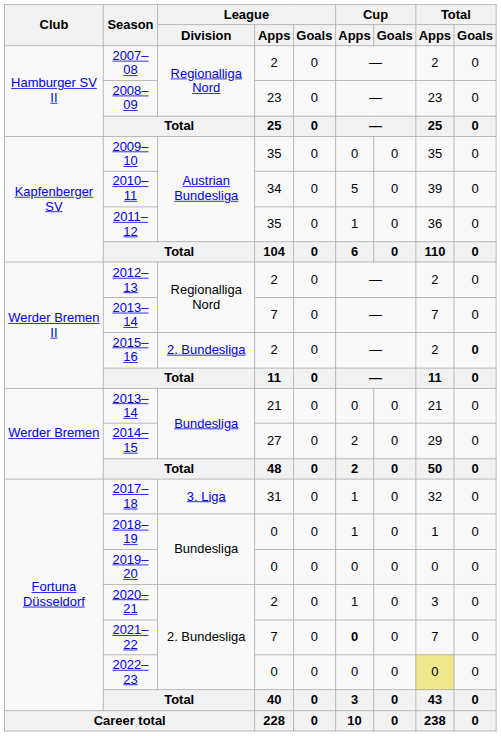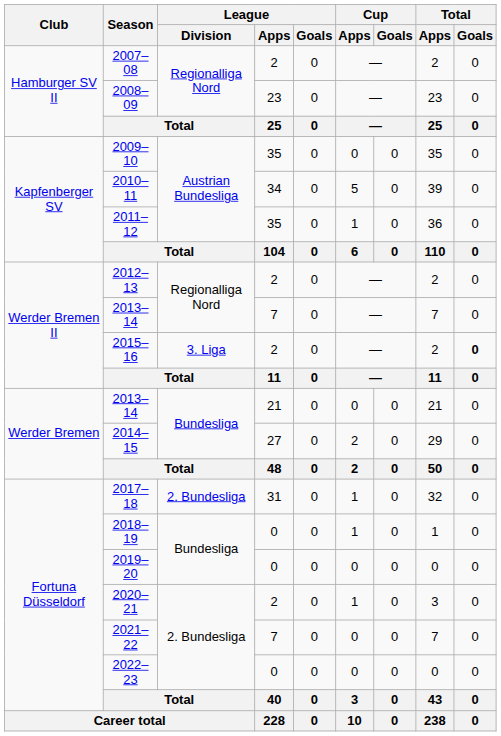(206, 350) 2. Bundesliga -> (206, 350) 3. Liga
(206, 496) 3. Liga -> (206, 496) 2. Bundesliga
(355, 637) bold -> (355, 637) normal
(435, 672) khaki background -> (435, 672) no background
